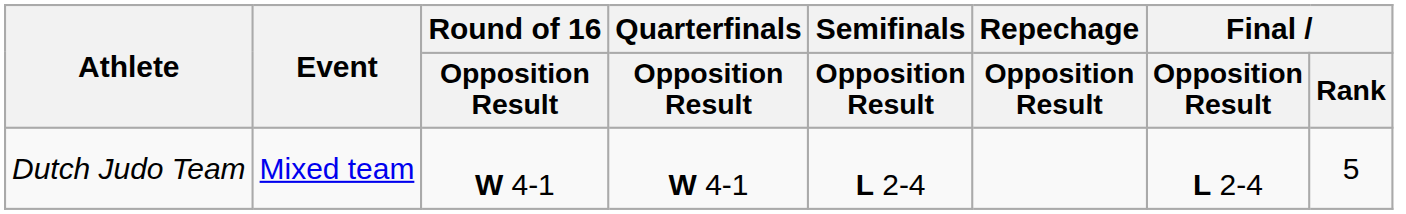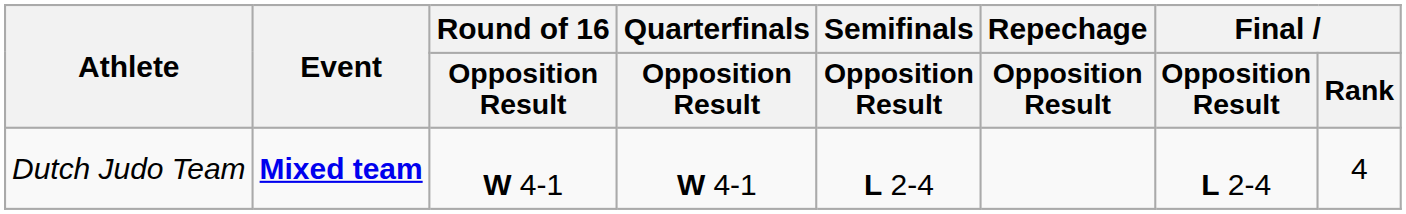(337, 169) normal -> (341, 169) bold
(1351, 169) 5 -> (1359, 169) 4
